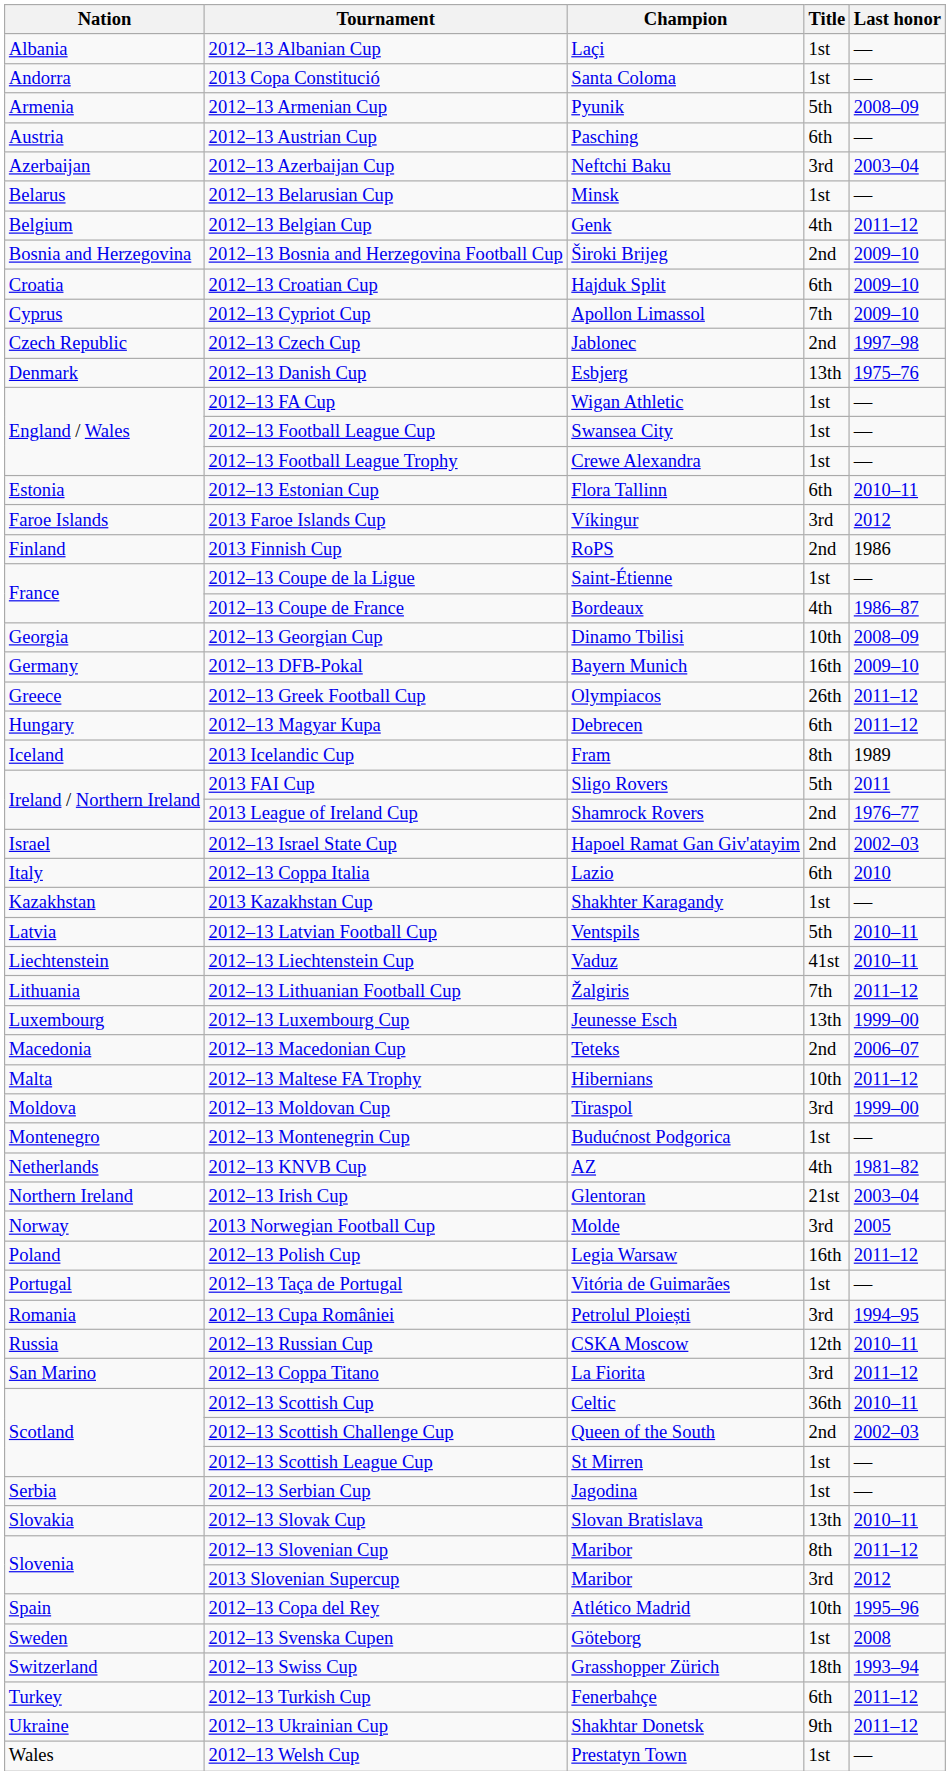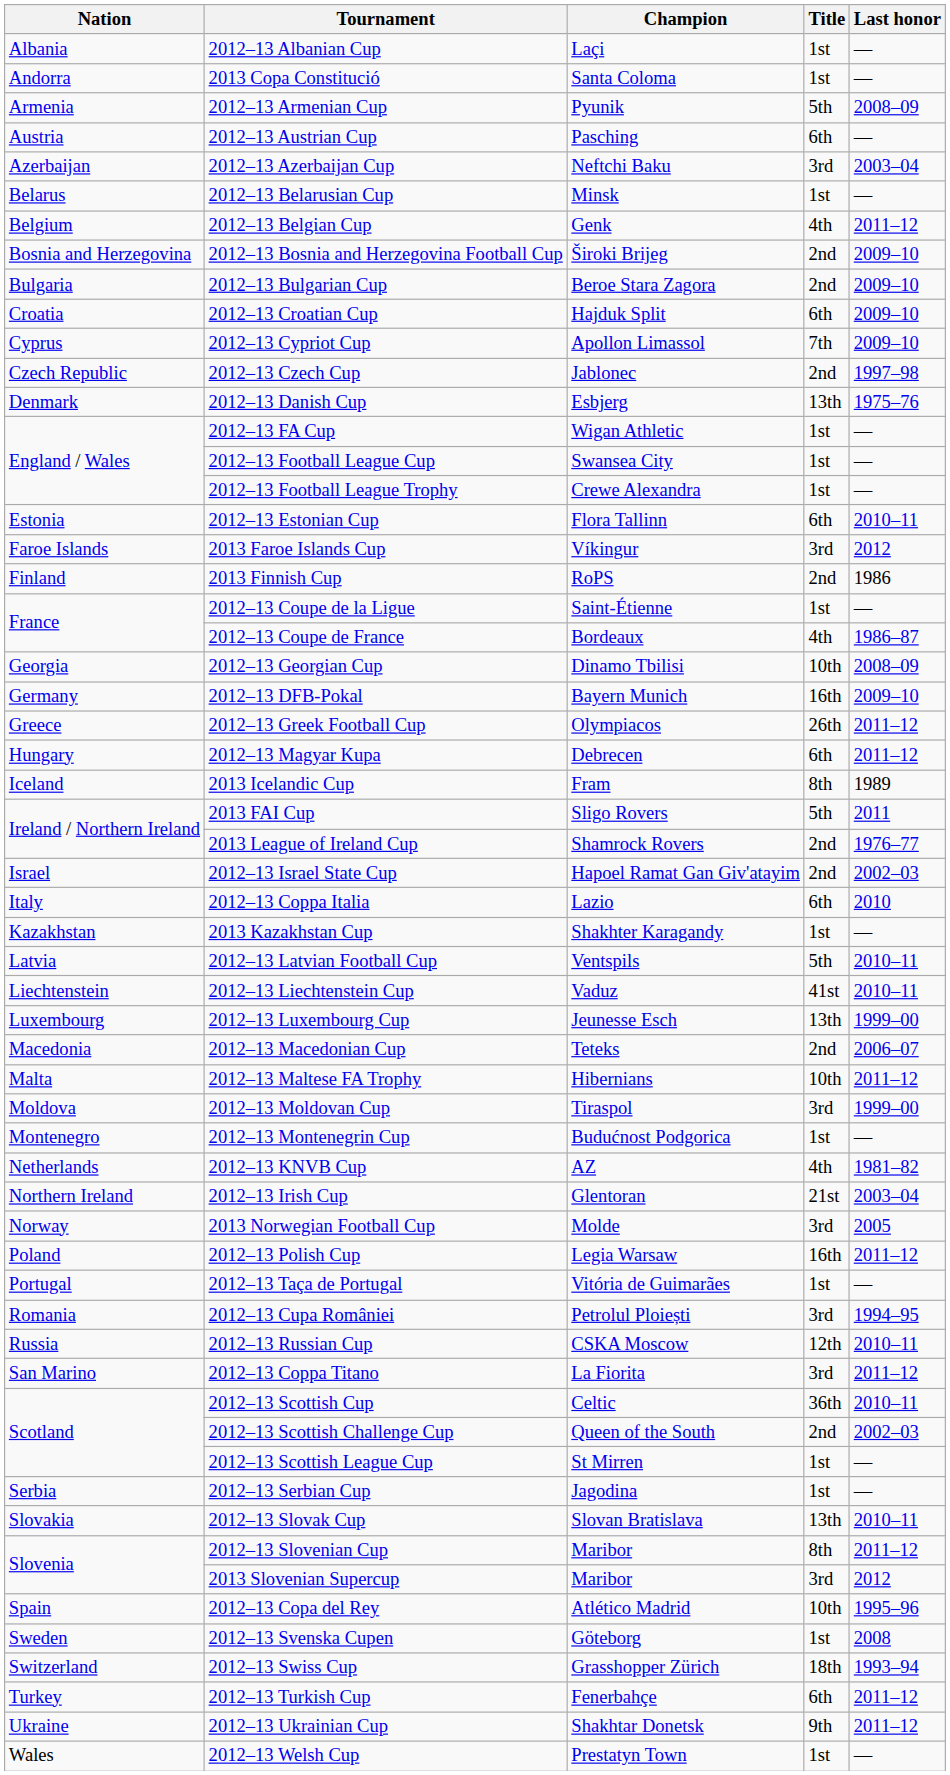+ row: (298, 284)
- row: (335, 990)
